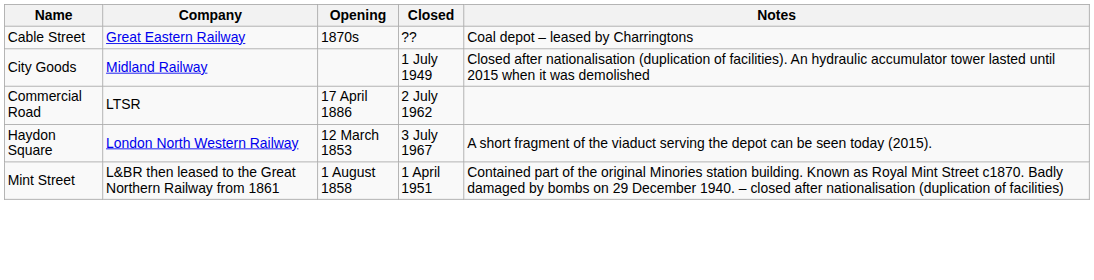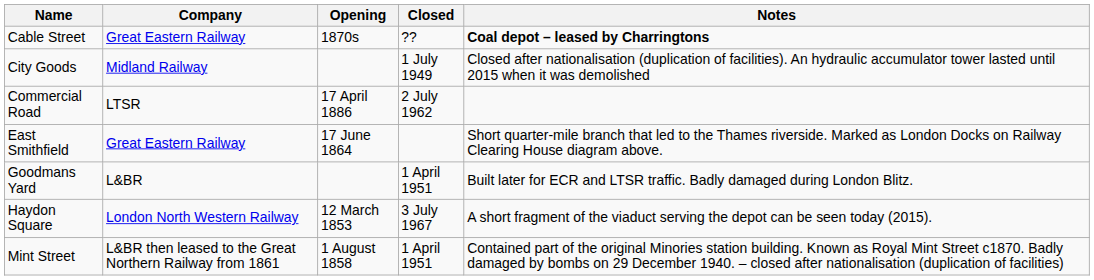(580, 37) normal -> (588, 37) bold
+ row: (38, 142)
+ row: (42, 180)
